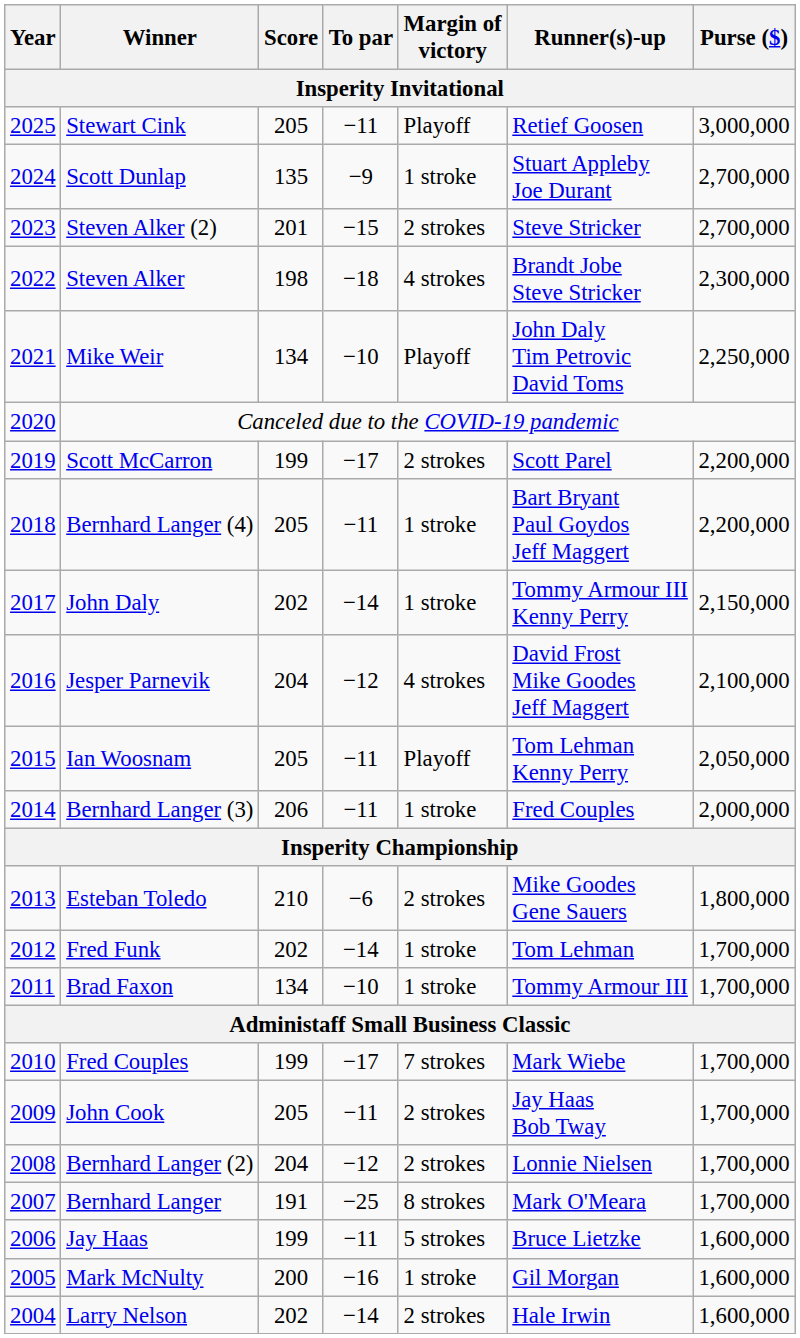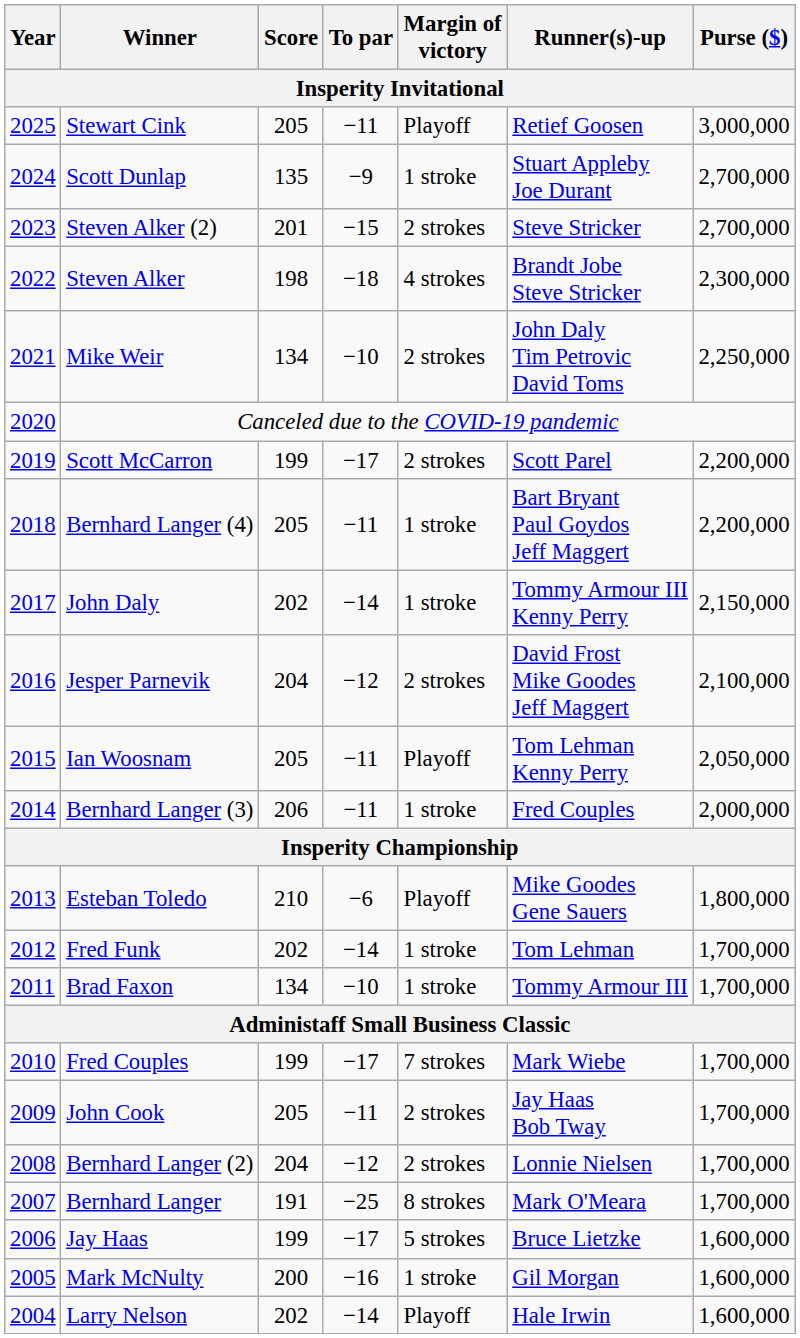(437, 357) Playoff -> (444, 357) 2 strokes
(444, 680) 4 strokes -> (444, 680) 2 strokes
(444, 897) 2 strokes -> (437, 897) Playoff
(361, 1239) −11 -> (361, 1239) −17
(444, 1314) 2 strokes -> (437, 1314) Playoff
